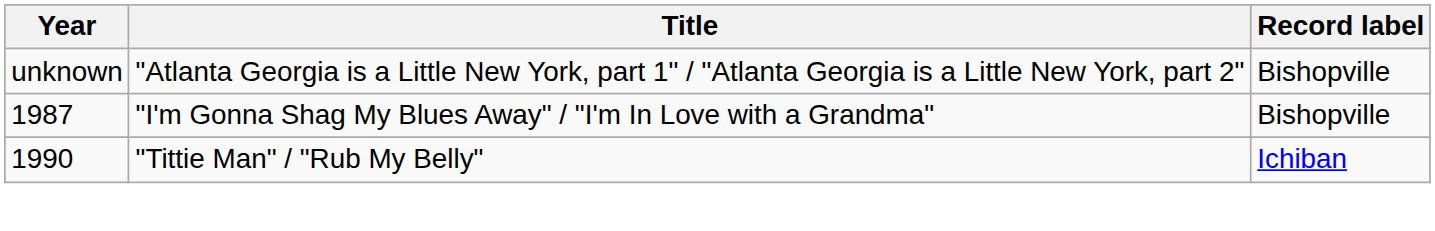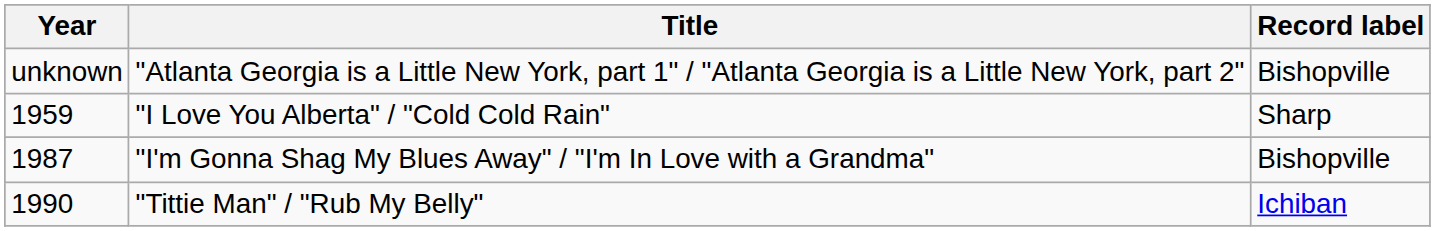+ row: (373, 114)
